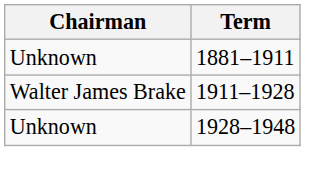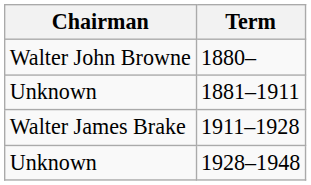+ row: (229, 57)
